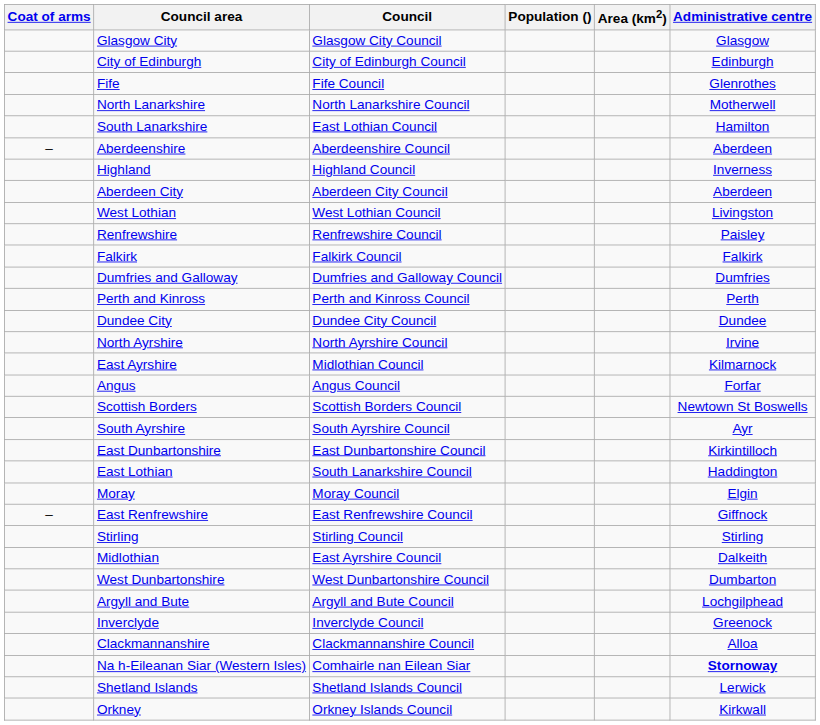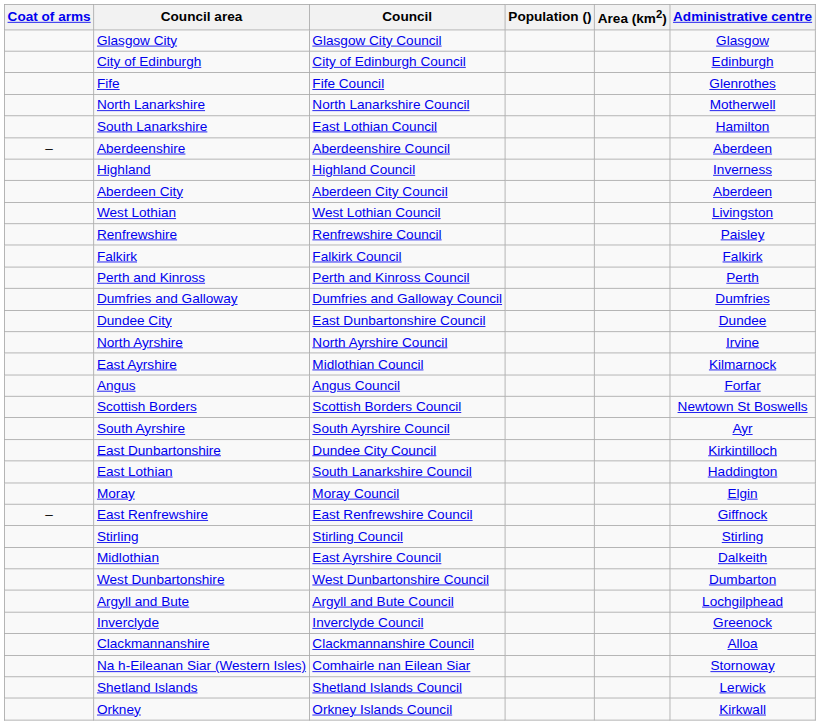rows swapped: (151, 299) <-> (167, 277)
(374, 320) Dundee City Council -> (399, 320) East Dunbartonshire Council
(399, 450) East Dunbartonshire Council -> (374, 450) Dundee City Council
(743, 666) bold -> (743, 666) normal
